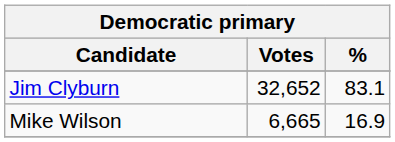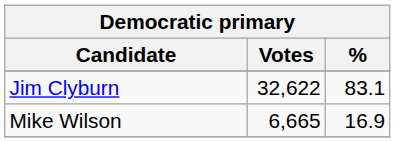(289, 88) 32,652 -> (289, 88) 32,622
